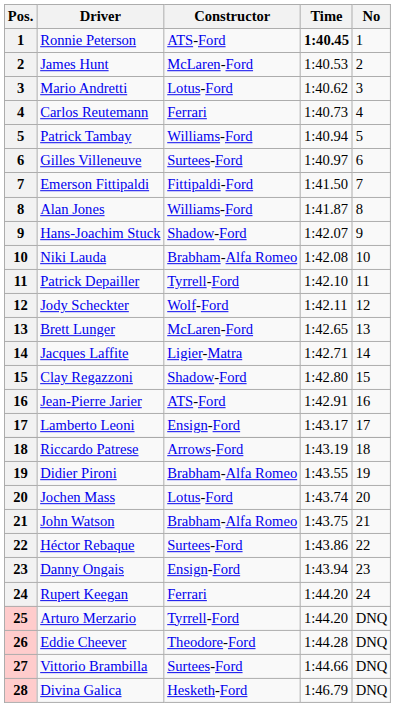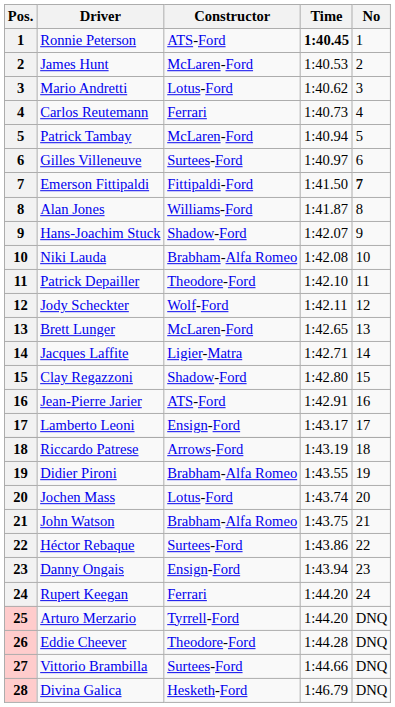(210, 137) Williams-Ford -> (210, 137) McLaren-Ford
(359, 185) normal -> (359, 185) bold
(203, 281) Tyrrell-Ford -> (211, 281) Theodore-Ford
